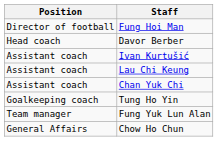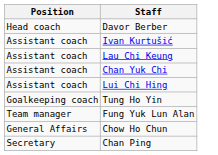- row: (151, 26)
+ row: (135, 85)
+ row: (127, 143)
